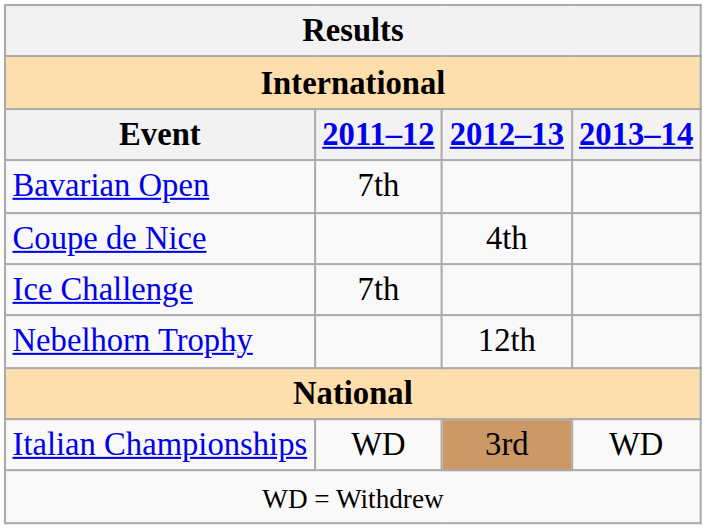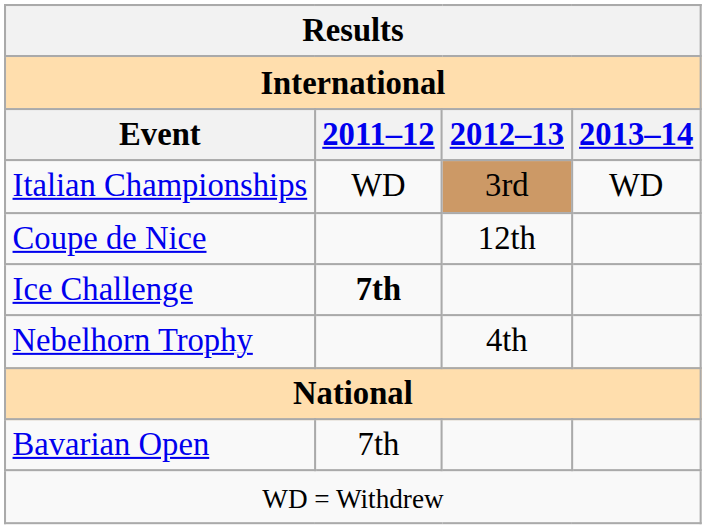rows swapped: (111, 185) <-> (160, 444)
(507, 237) 4th -> (507, 237) 12th
(378, 289) normal -> (378, 289) bold
(507, 340) 12th -> (507, 340) 4th
